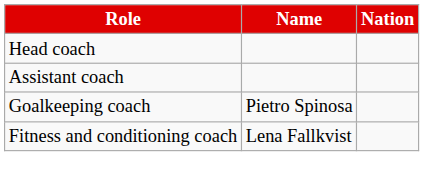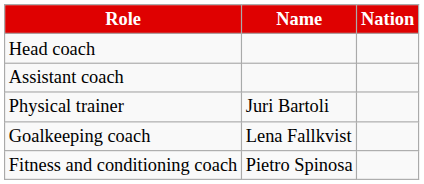+ row: (66, 106)
(299, 106) Pietro Spinosa -> (299, 135) Lena Fallkvist
(299, 135) Lena Fallkvist -> (299, 164) Pietro Spinosa
